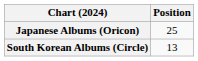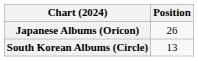(172, 30) 25 -> (172, 30) 26
